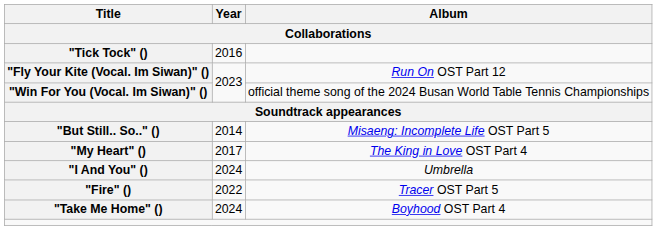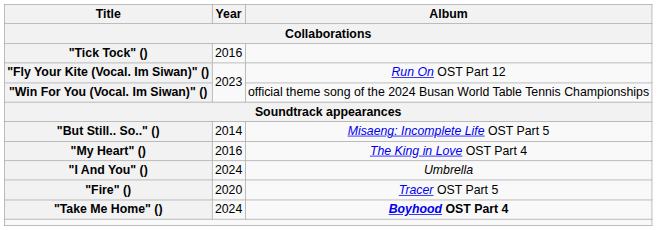(229, 151) 2017 -> (229, 151) 2016
(229, 190) 2022 -> (229, 190) 2020
(449, 209) normal -> (449, 209) bold
